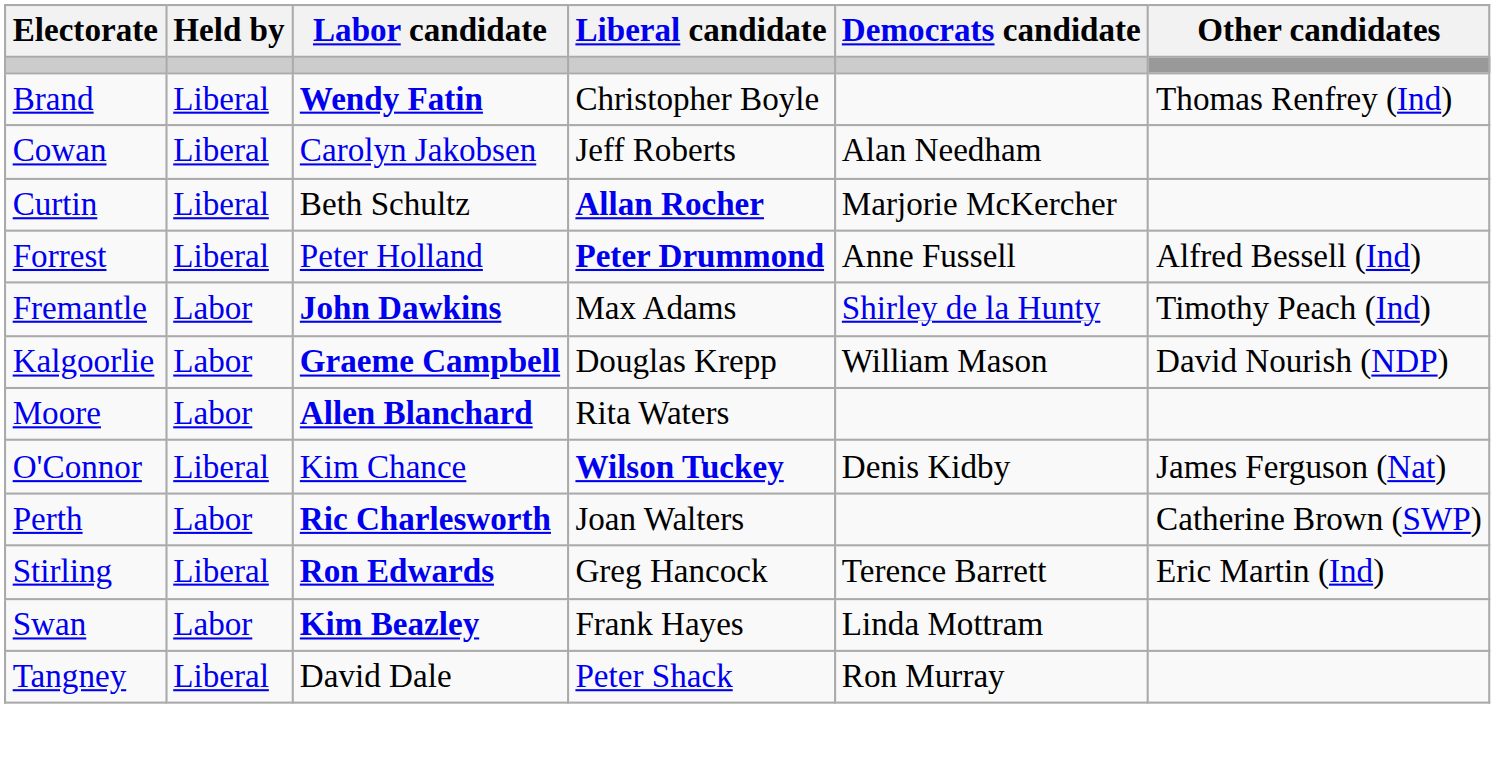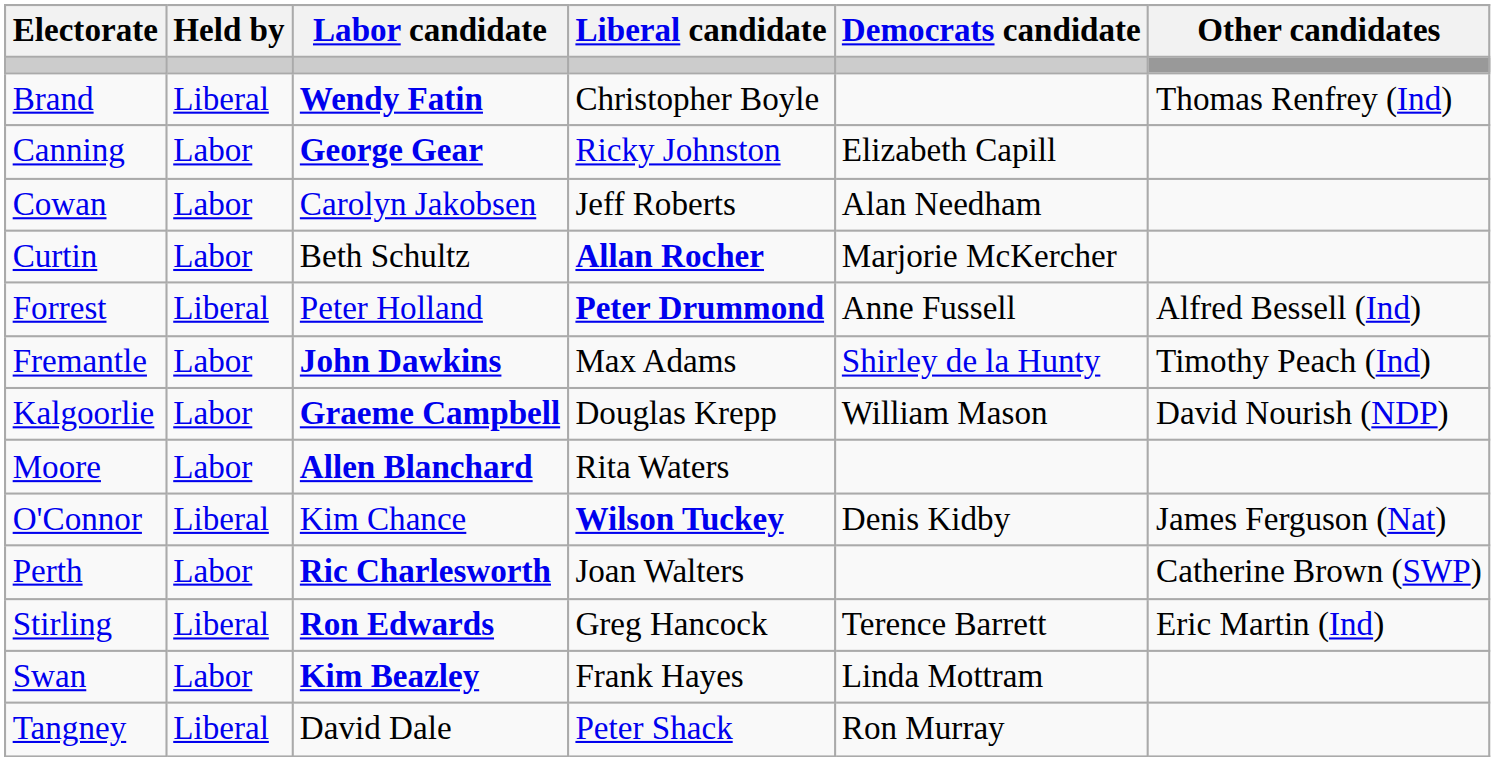+ row: (69, 151)
(221, 151) Liberal -> (213, 203) Labor
(221, 203) Liberal -> (213, 256) Labor
